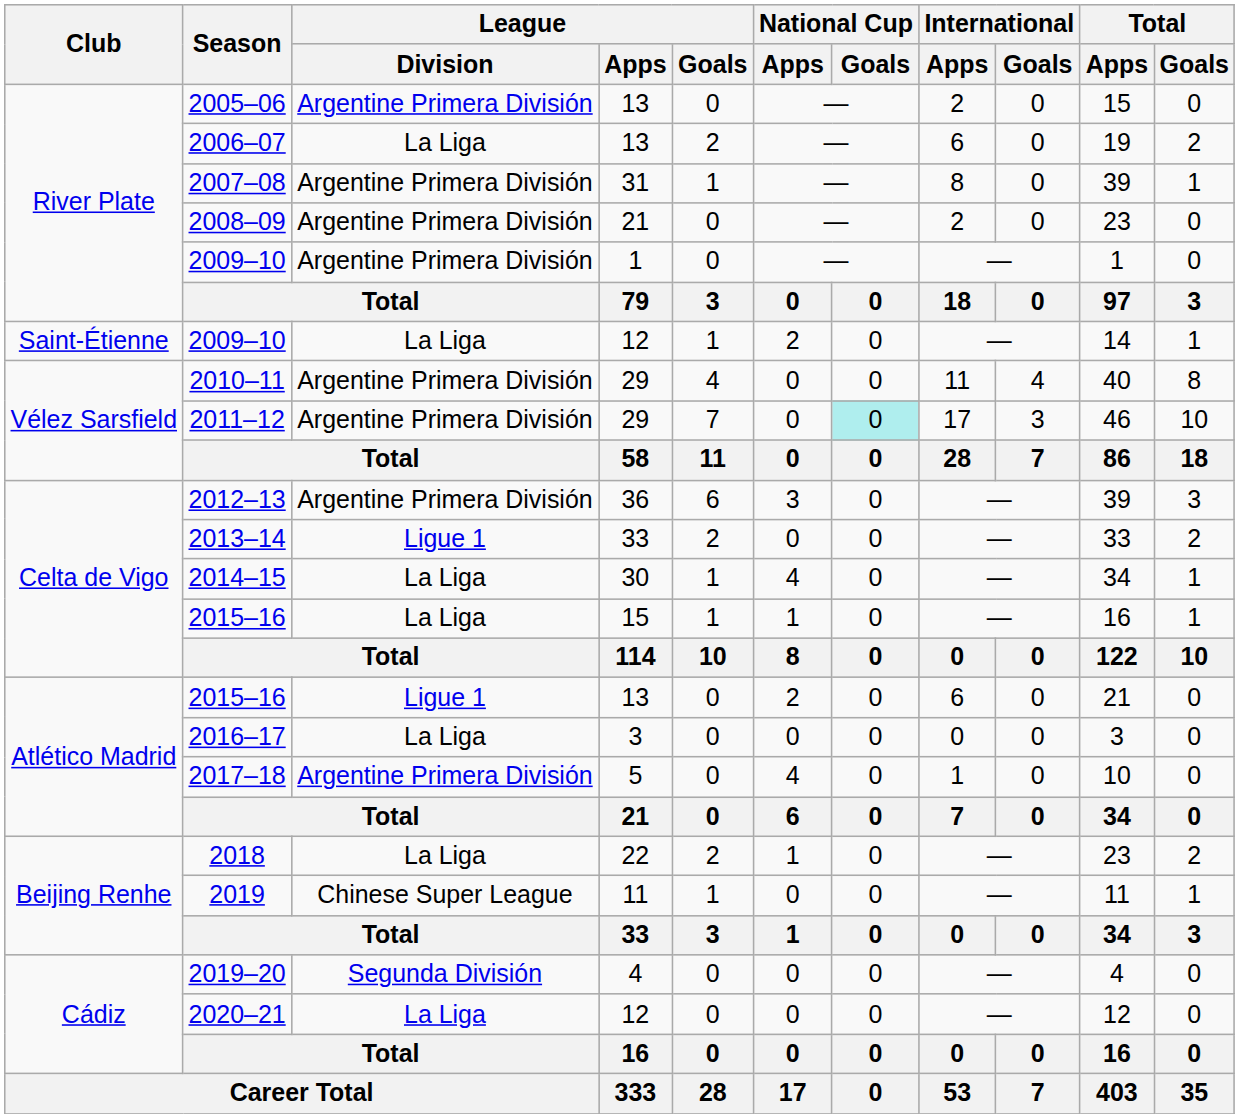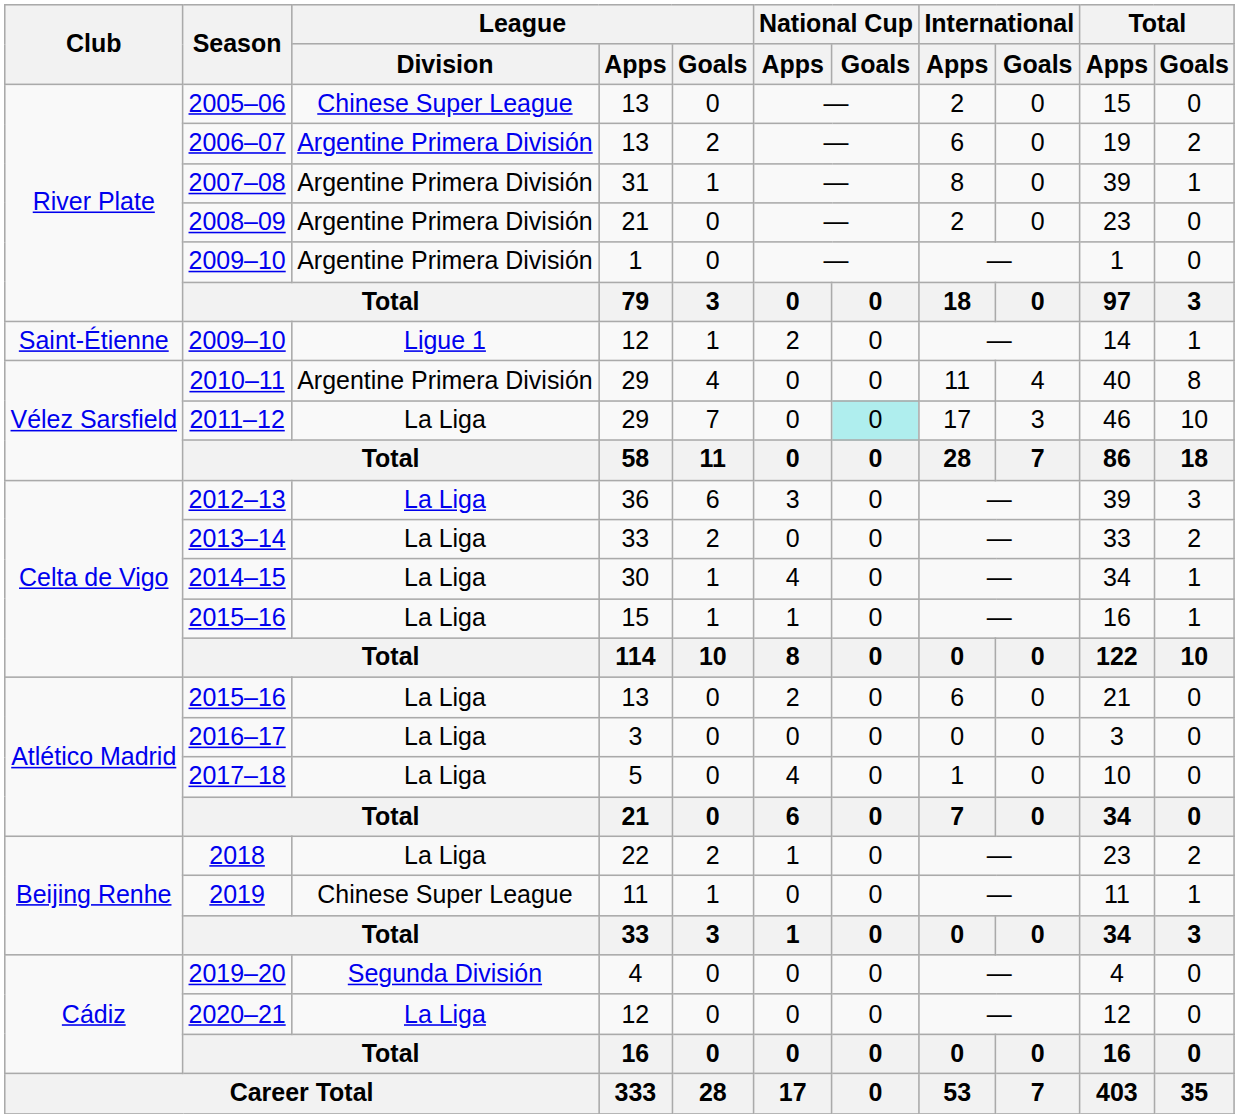(445, 103) Argentine Primera División -> (445, 103) Chinese Super League
(445, 143) La Liga -> (445, 143) Argentine Primera División
(445, 340) La Liga -> (445, 340) Ligue 1
(445, 420) Argentine Primera División -> (445, 420) La Liga
(445, 499) Argentine Primera División -> (445, 499) La Liga
(445, 538) Ligue 1 -> (445, 538) La Liga
(445, 697) Ligue 1 -> (445, 697) La Liga
(445, 776) Argentine Primera División -> (445, 776) La Liga
